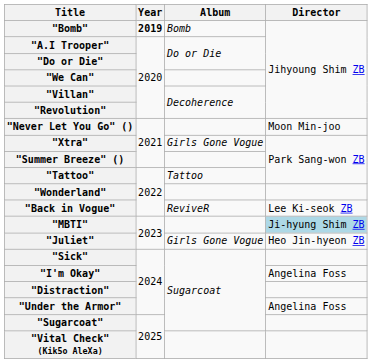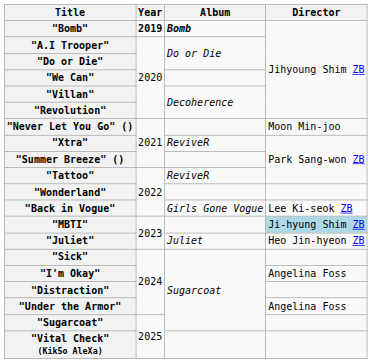(179, 29) normal -> (179, 29) bold
(215, 143) Girls Gone Vogue -> (188, 143) ReviveR
(185, 176) Tattoo -> (188, 176) ReviveR
(188, 208) ReviveR -> (215, 208) Girls Gone Vogue
(215, 241) Girls Gone Vogue -> (185, 241) Juliet
